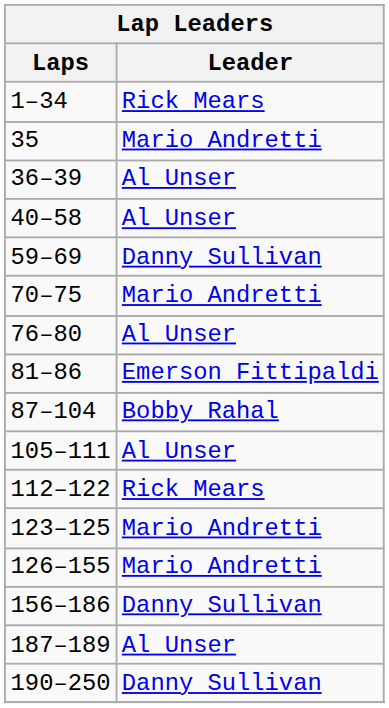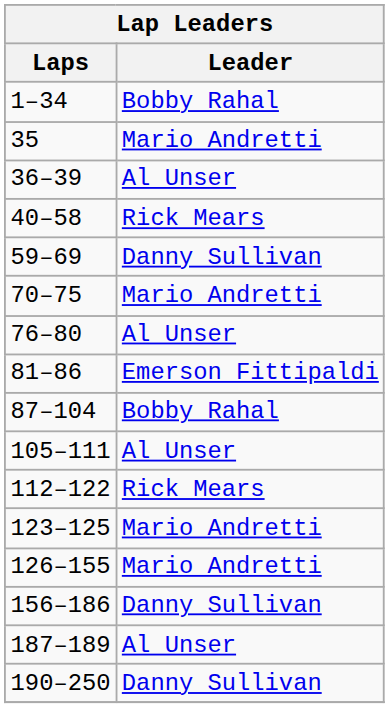(193, 102) Rick Mears -> (200, 102) Bobby Rahal
(179, 218) Al Unser -> (193, 218) Rick Mears
